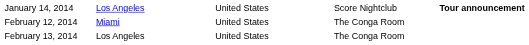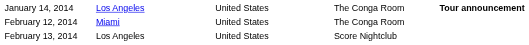(365, 8) Score Nightclub -> (369, 8) The Conga Room
(369, 35) The Conga Room -> (365, 35) Score Nightclub
